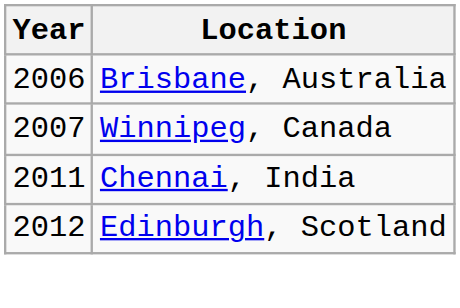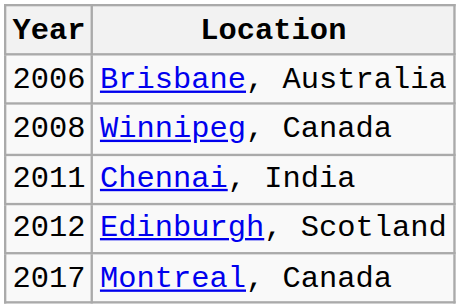(49, 129) 2007 -> (49, 129) 2008
+ row: (246, 278)
